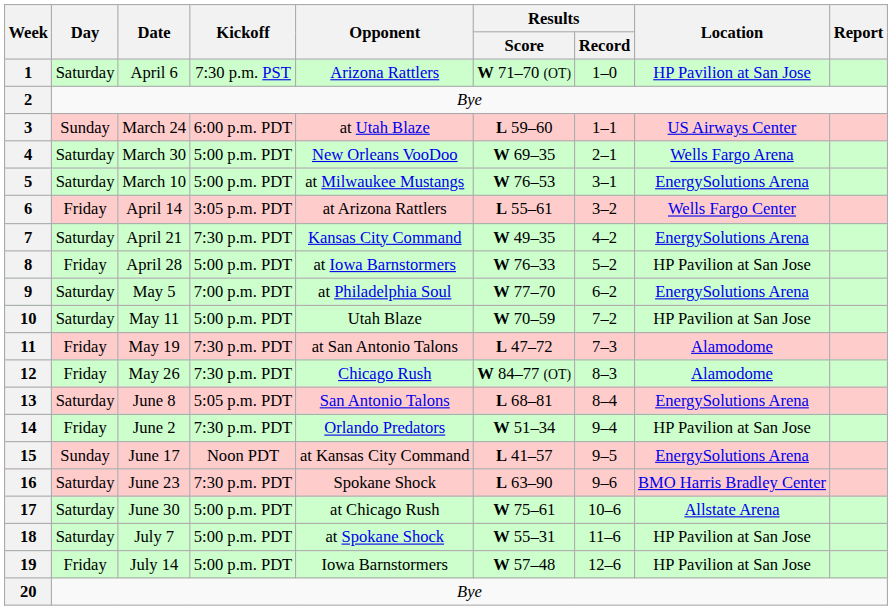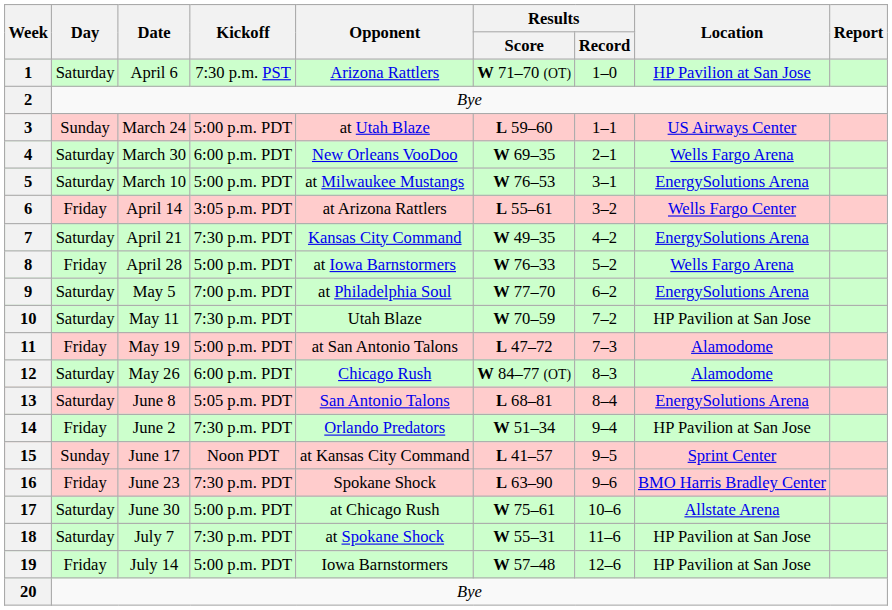(243, 127) 6:00 p.m. PDT -> (243, 127) 5:00 p.m. PDT
(243, 154) 5:00 p.m. PDT -> (243, 154) 6:00 p.m. PDT
(732, 264) HP Pavilion at San Jose -> (732, 264) Wells Fargo Arena
(243, 318) 5:00 p.m. PDT -> (243, 318) 7:30 p.m. PDT
(243, 346) 7:30 p.m. PDT -> (243, 346) 5:00 p.m. PDT
(85, 373) Friday -> (85, 373) Saturday
(243, 373) 7:30 p.m. PDT -> (243, 373) 6:00 p.m. PDT
(732, 455) EnergySolutions Arena -> (732, 455) Sprint Center
(85, 482) Saturday -> (85, 482) Friday
(243, 537) 5:00 p.m. PDT -> (243, 537) 7:30 p.m. PDT
